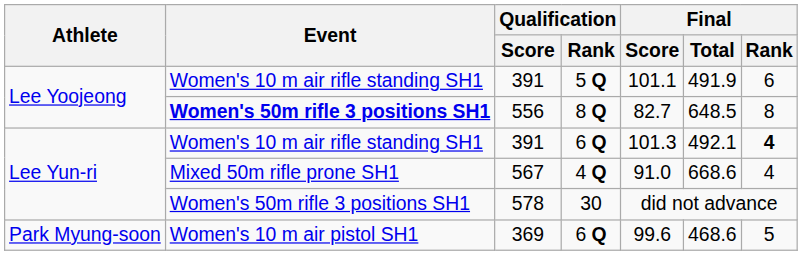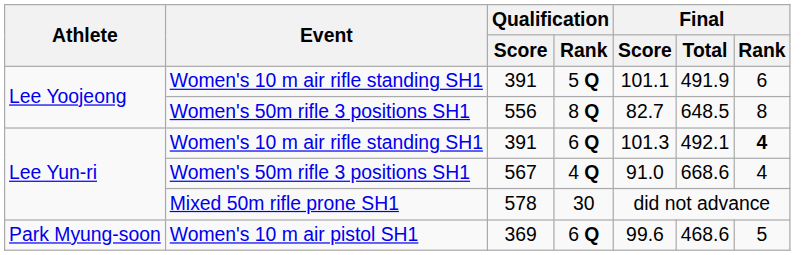(330, 111) bold -> (320, 111) normal
(284, 173) Mixed 50m rifle prone SH1 -> (320, 173) Women's 50m rifle 3 positions SH1
(320, 204) Women's 50m rifle 3 positions SH1 -> (284, 204) Mixed 50m rifle prone SH1
